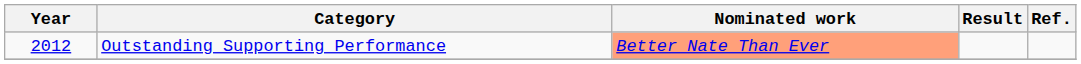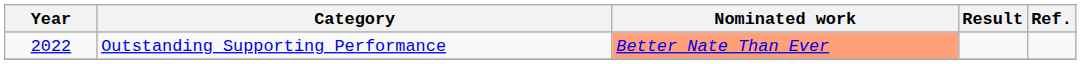(51, 46) 2012 -> (51, 46) 2022
